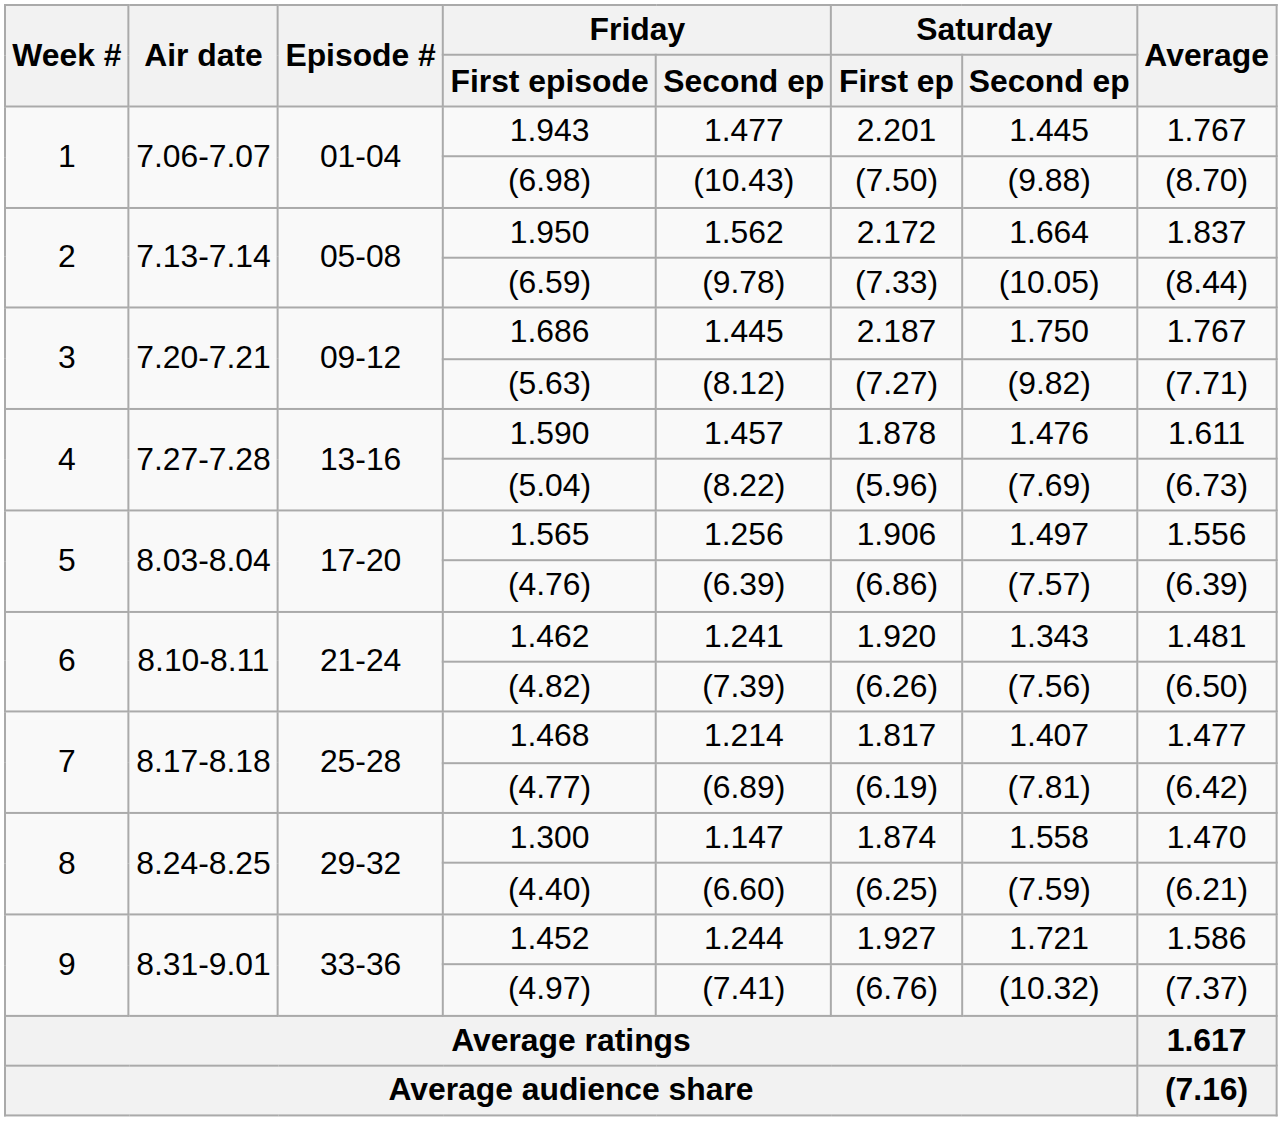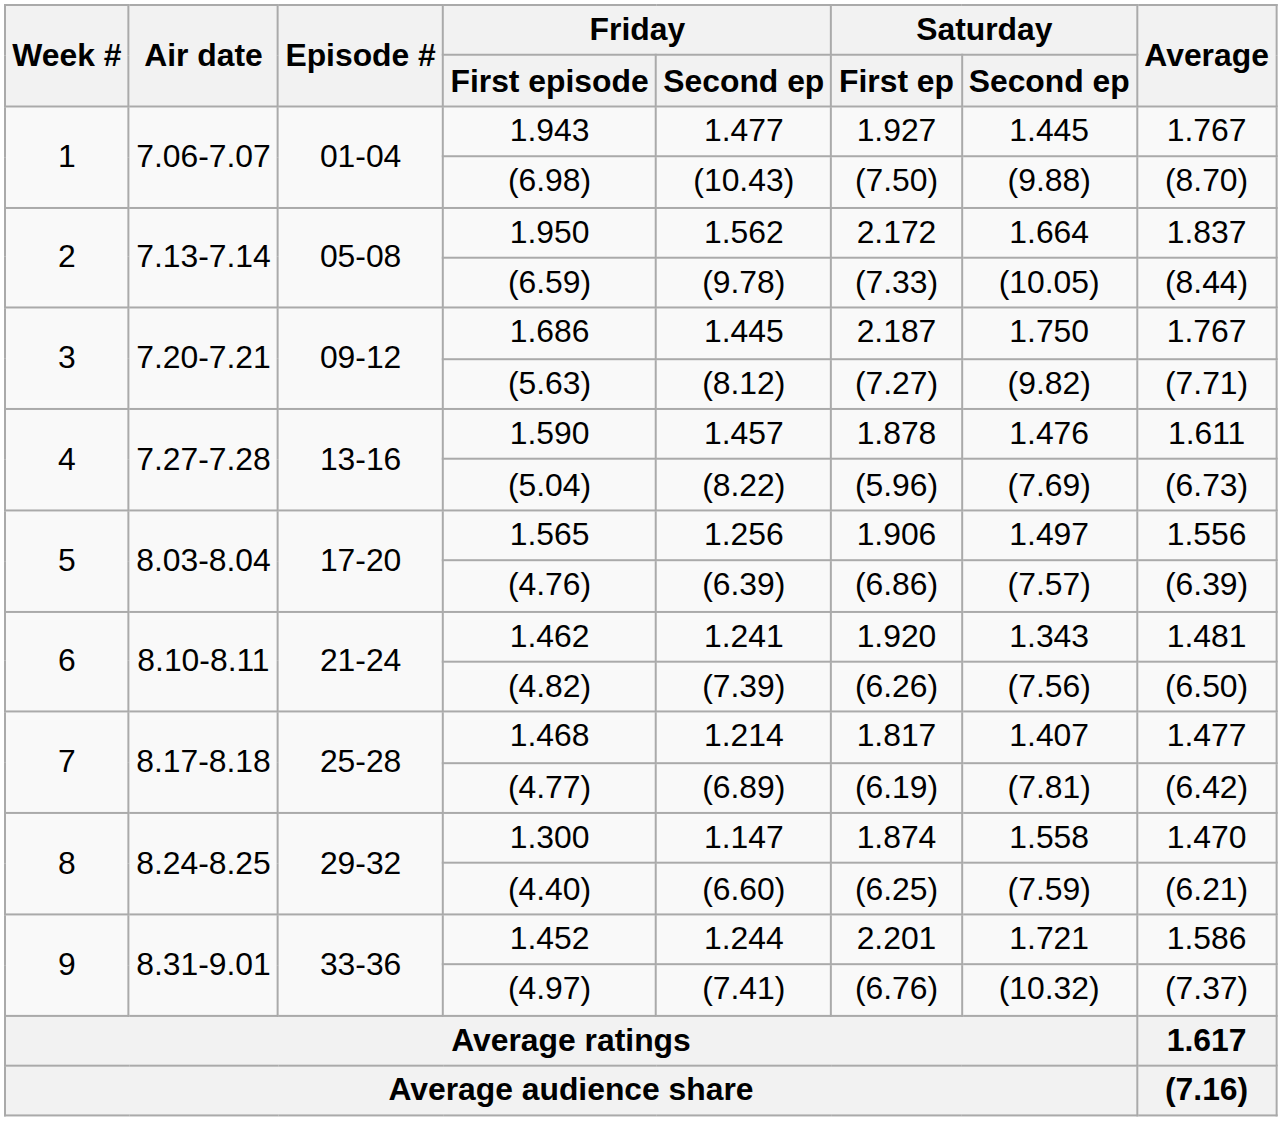(896, 130) 2.201 -> (896, 130) 1.927
(896, 938) 1.927 -> (896, 938) 2.201
